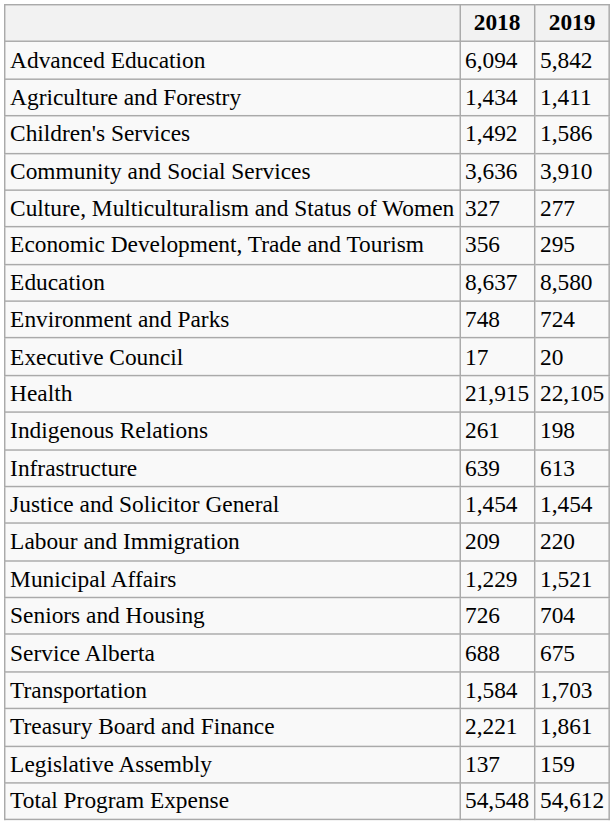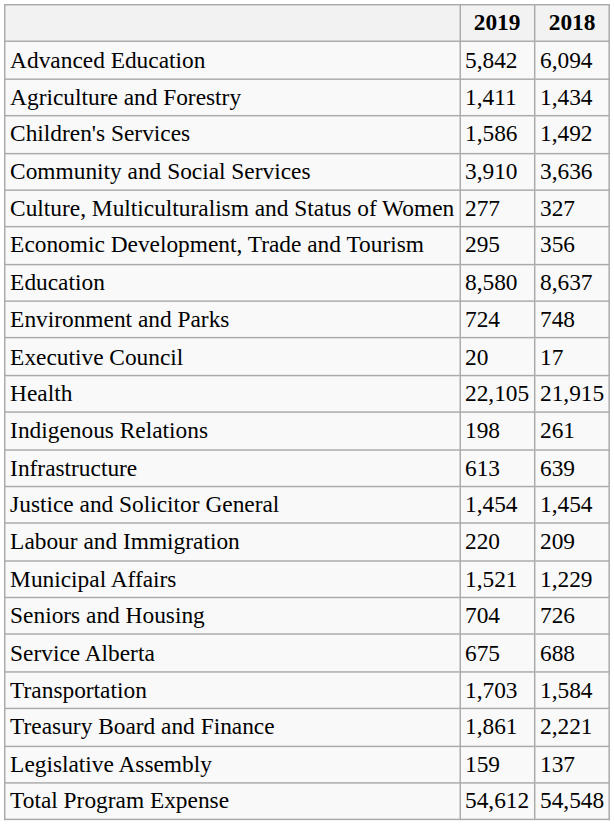columns swapped: (497, 23) <-> (572, 23)
